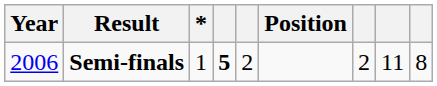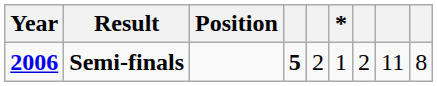columns swapped: (306, 23) <-> (201, 23)
(34, 61) normal -> (34, 61) bold
